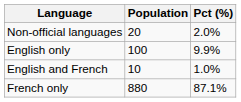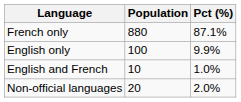rows swapped: (38, 87) <-> (65, 32)
